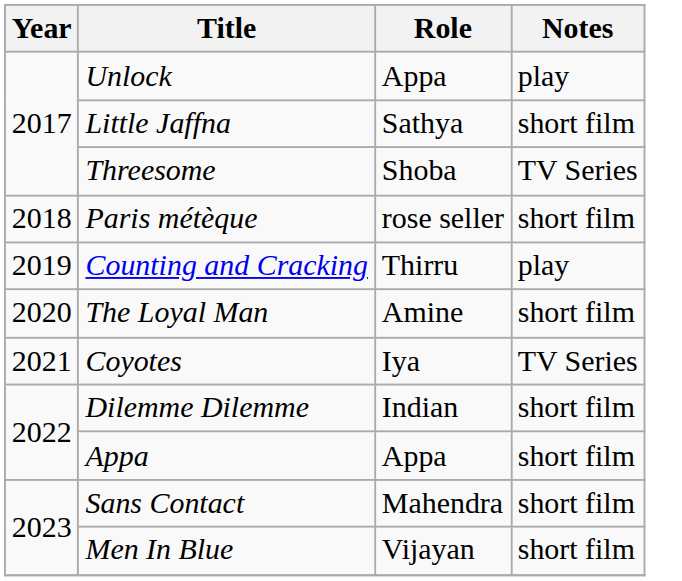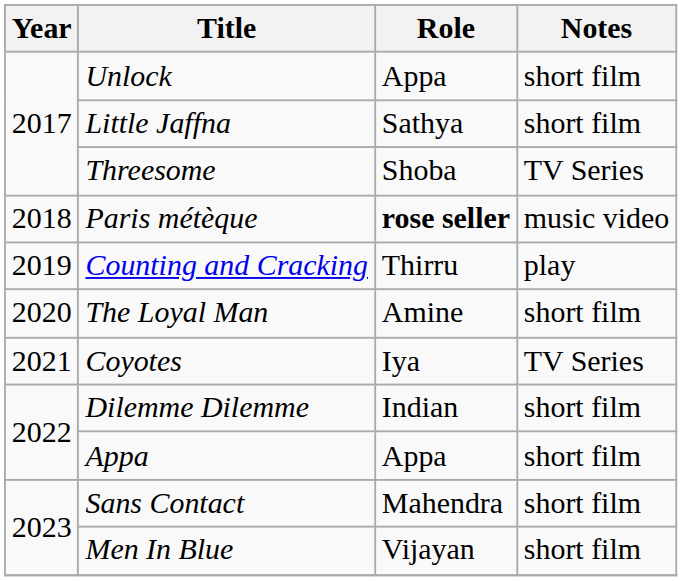(544, 75) play -> (582, 75) short film
(443, 218) normal -> (446, 218) bold
(576, 218) short film -> (597, 218) music video
